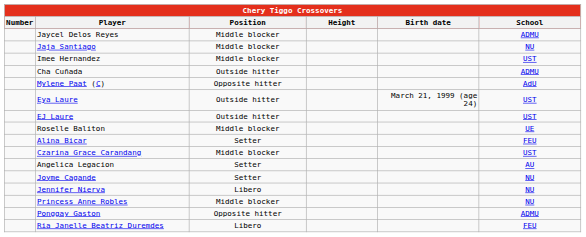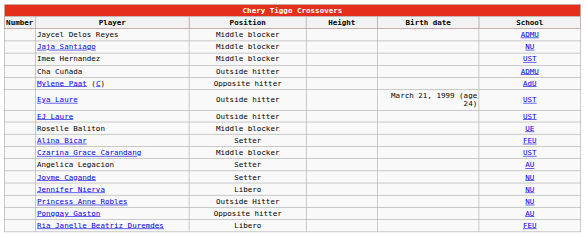(248, 202) Middle blocker -> (248, 202) Outside Hitter
(530, 214) ADMU -> (530, 214) AU
